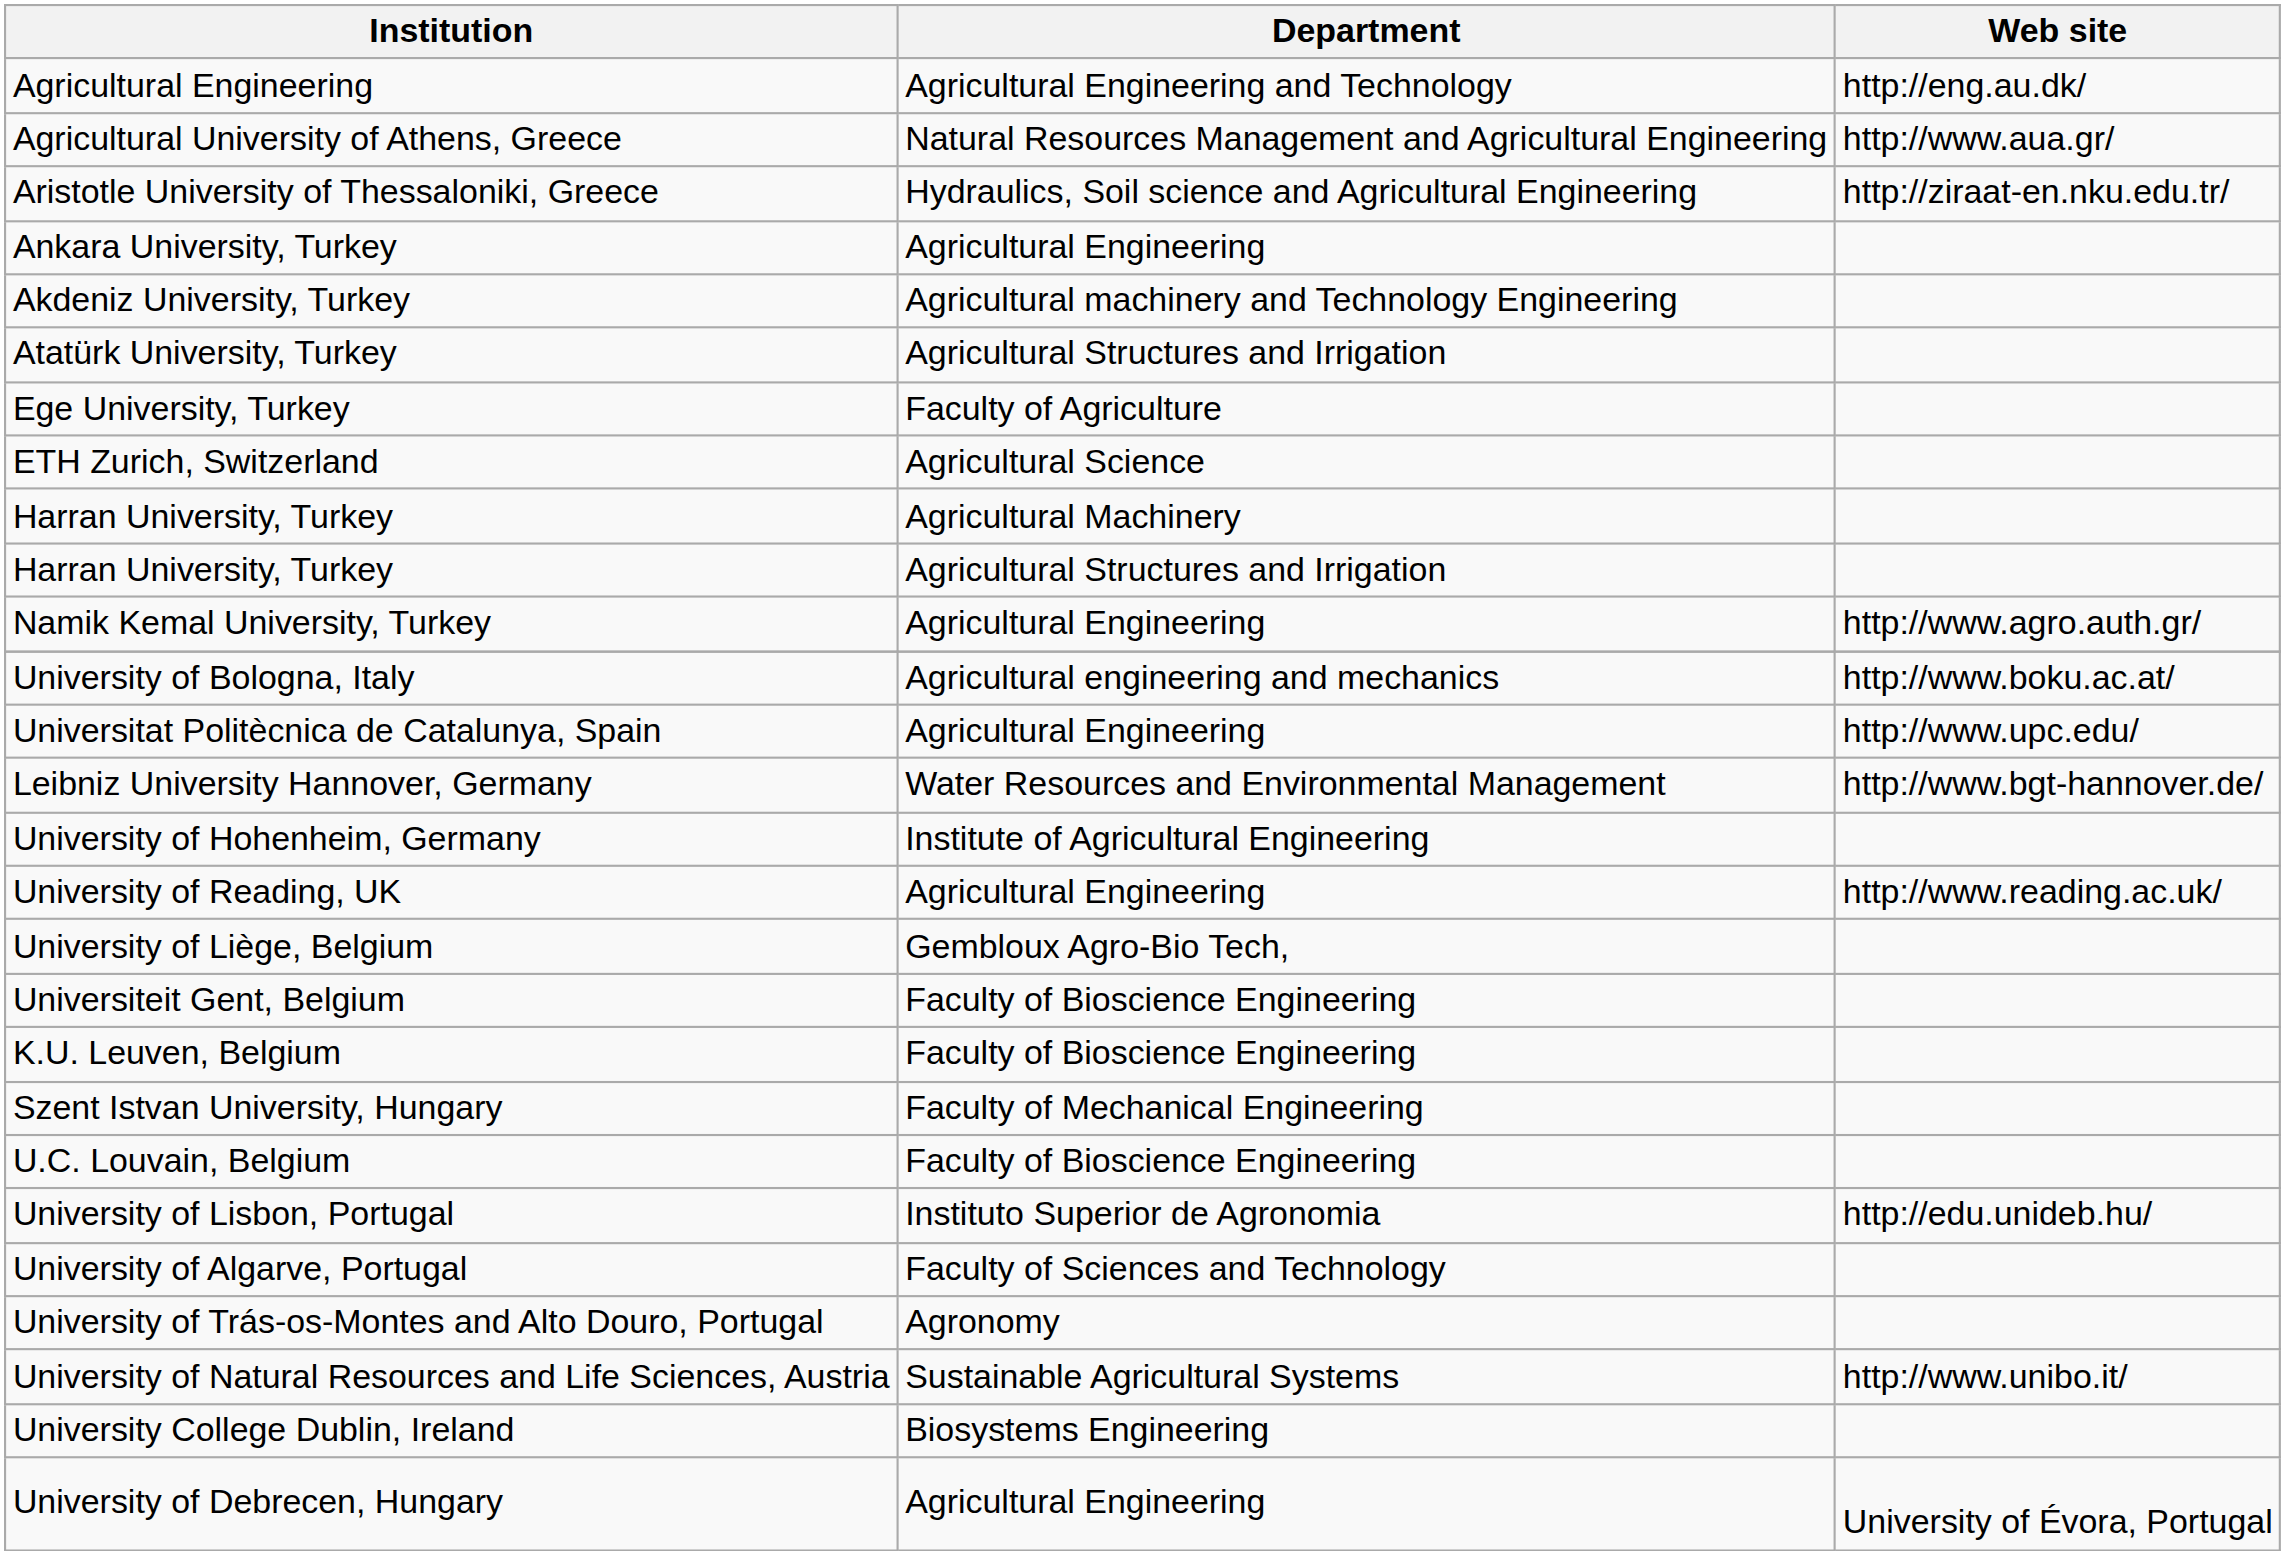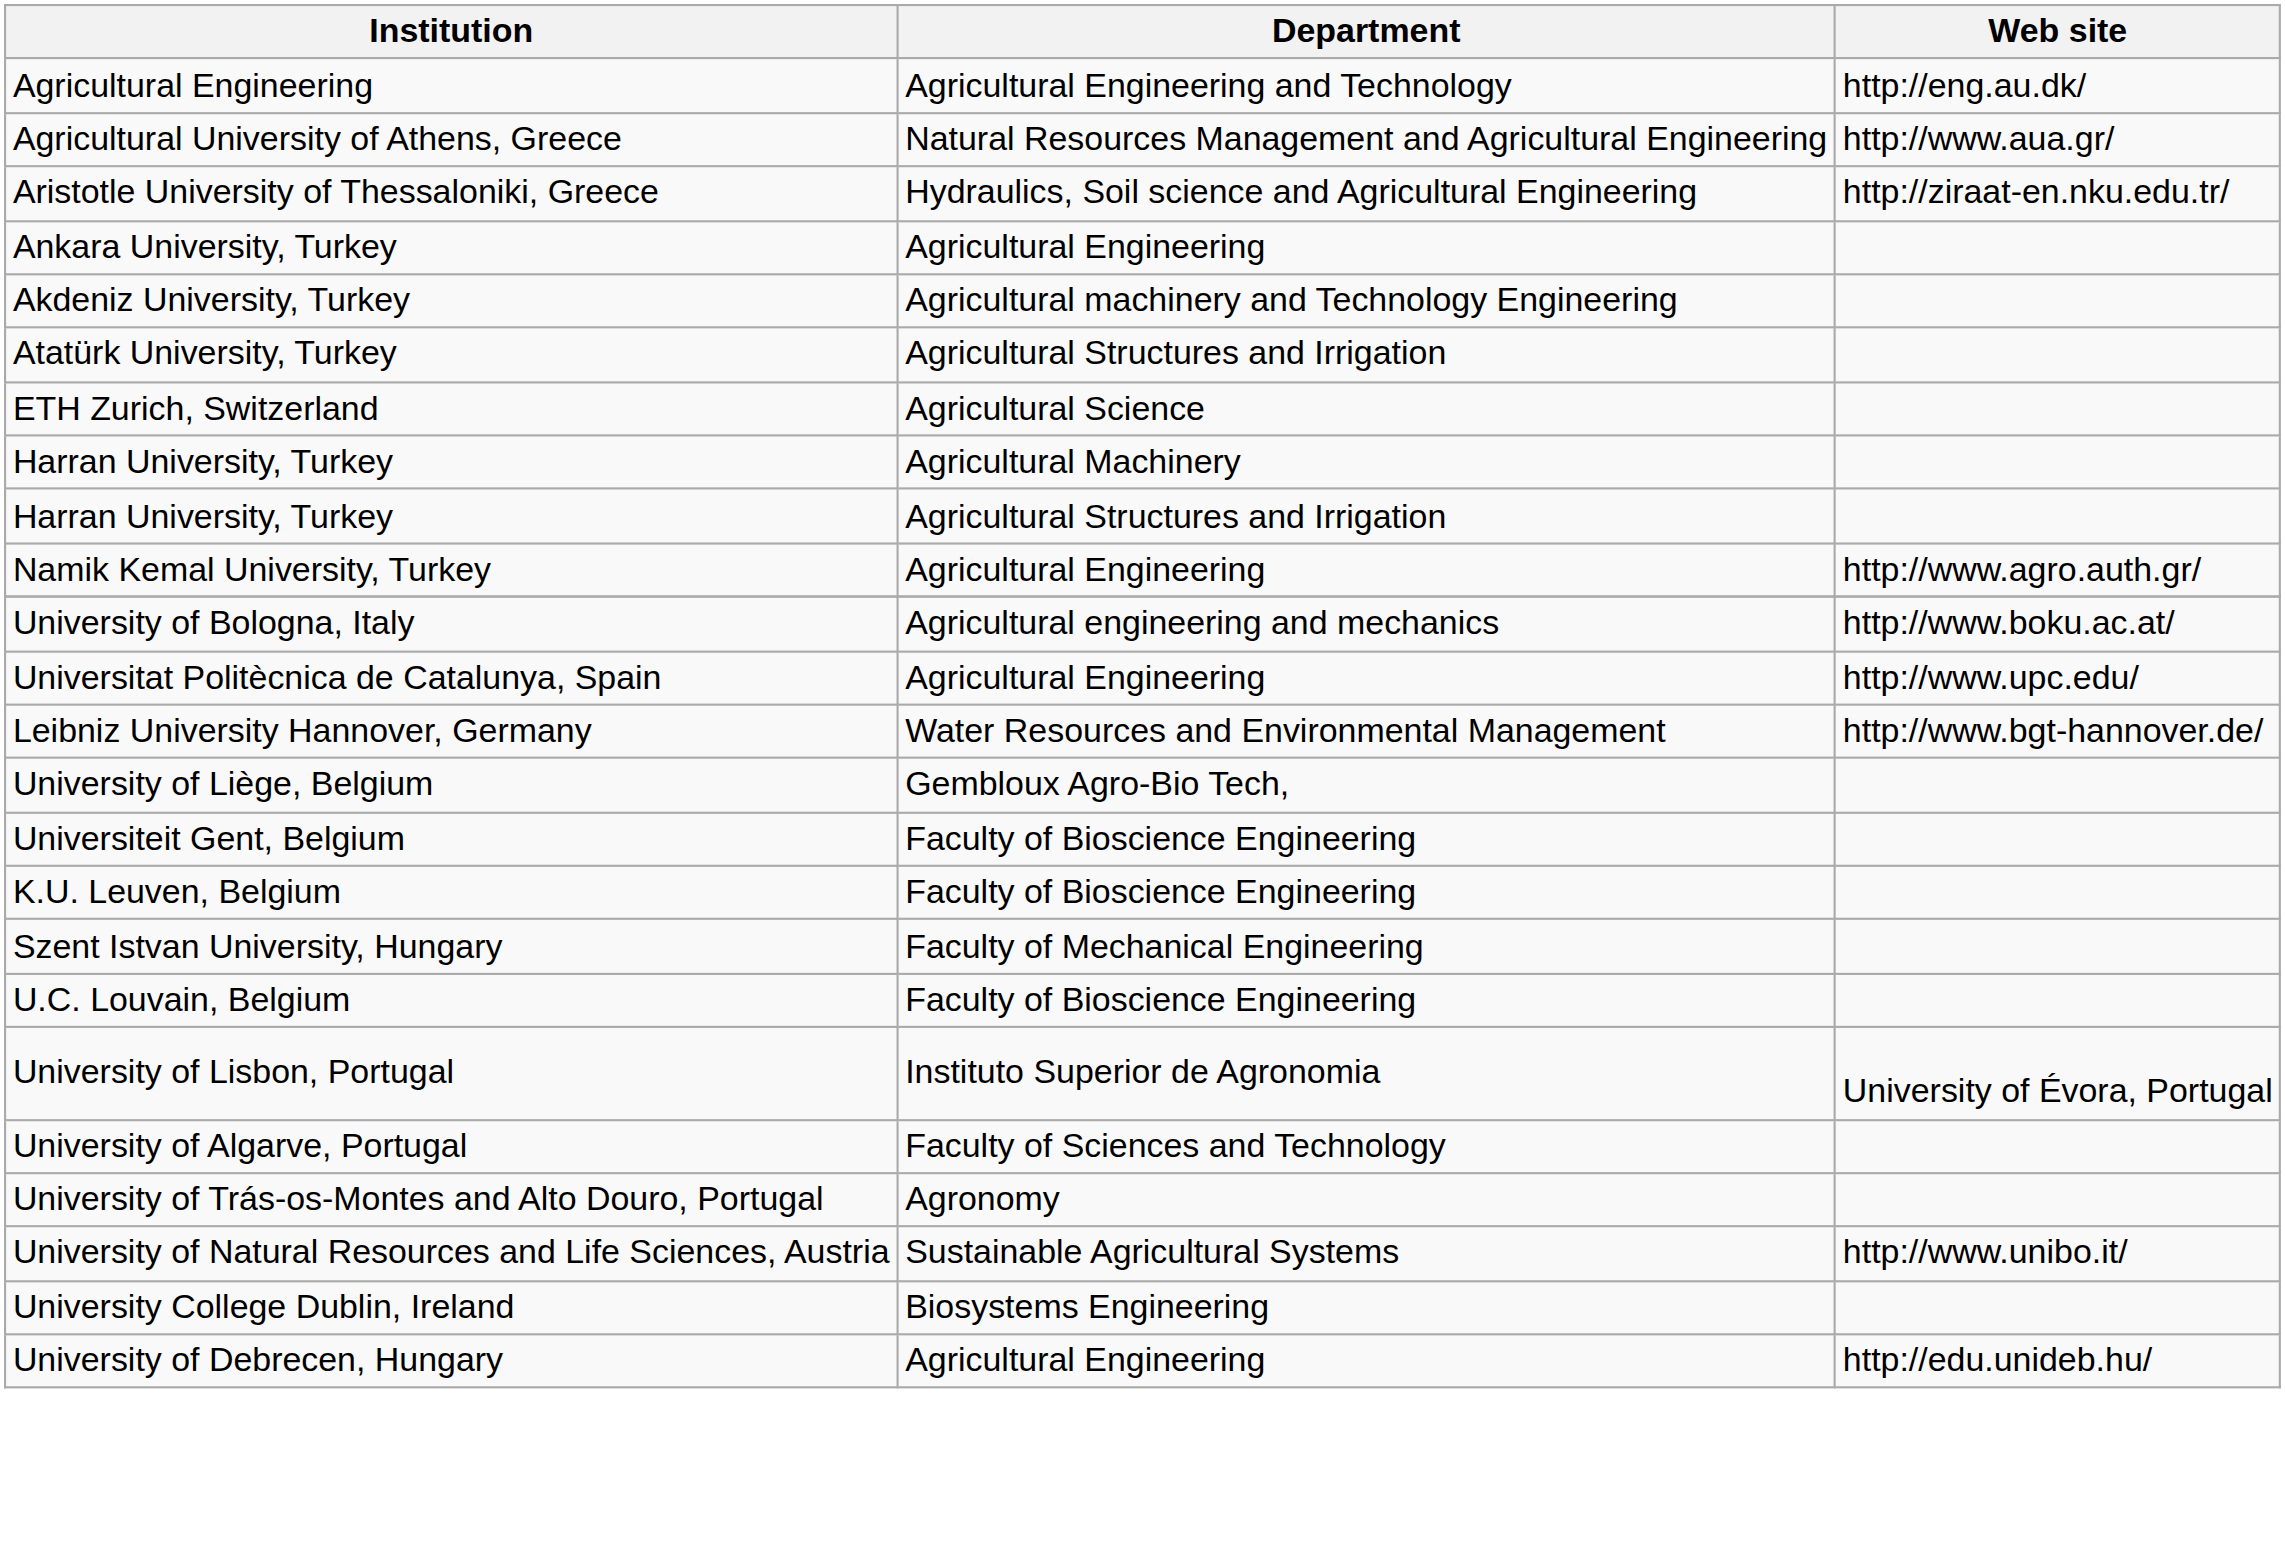- row: (181, 407)
- row: (277, 838)
- row: (207, 892)
(1998, 1214) http://edu.unideb.hu/ -> (2058, 1091) University of Évora, Portugal
(2058, 1522) University of Évora, Portugal -> (1998, 1360) http://edu.unideb.hu/
